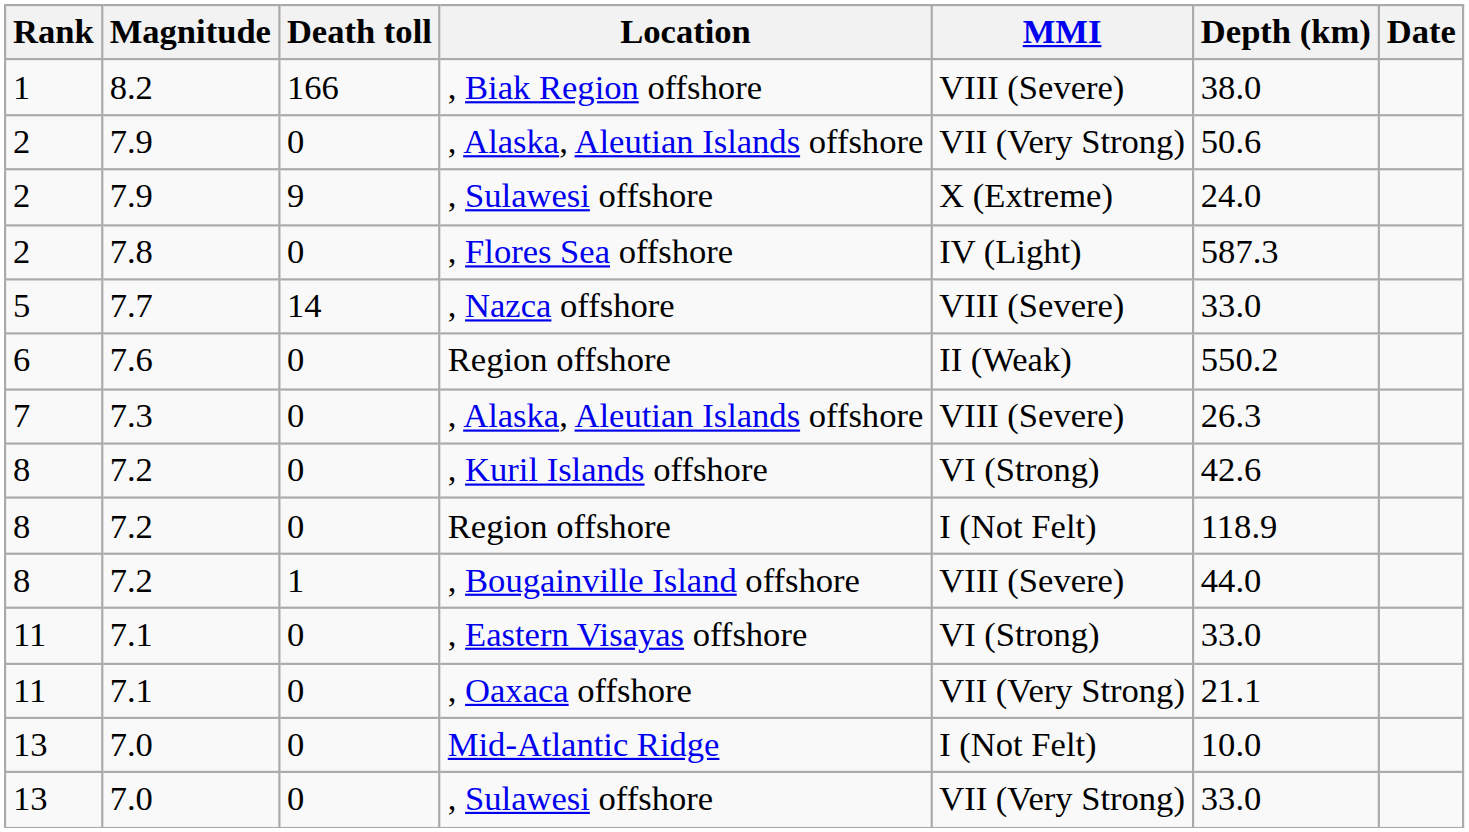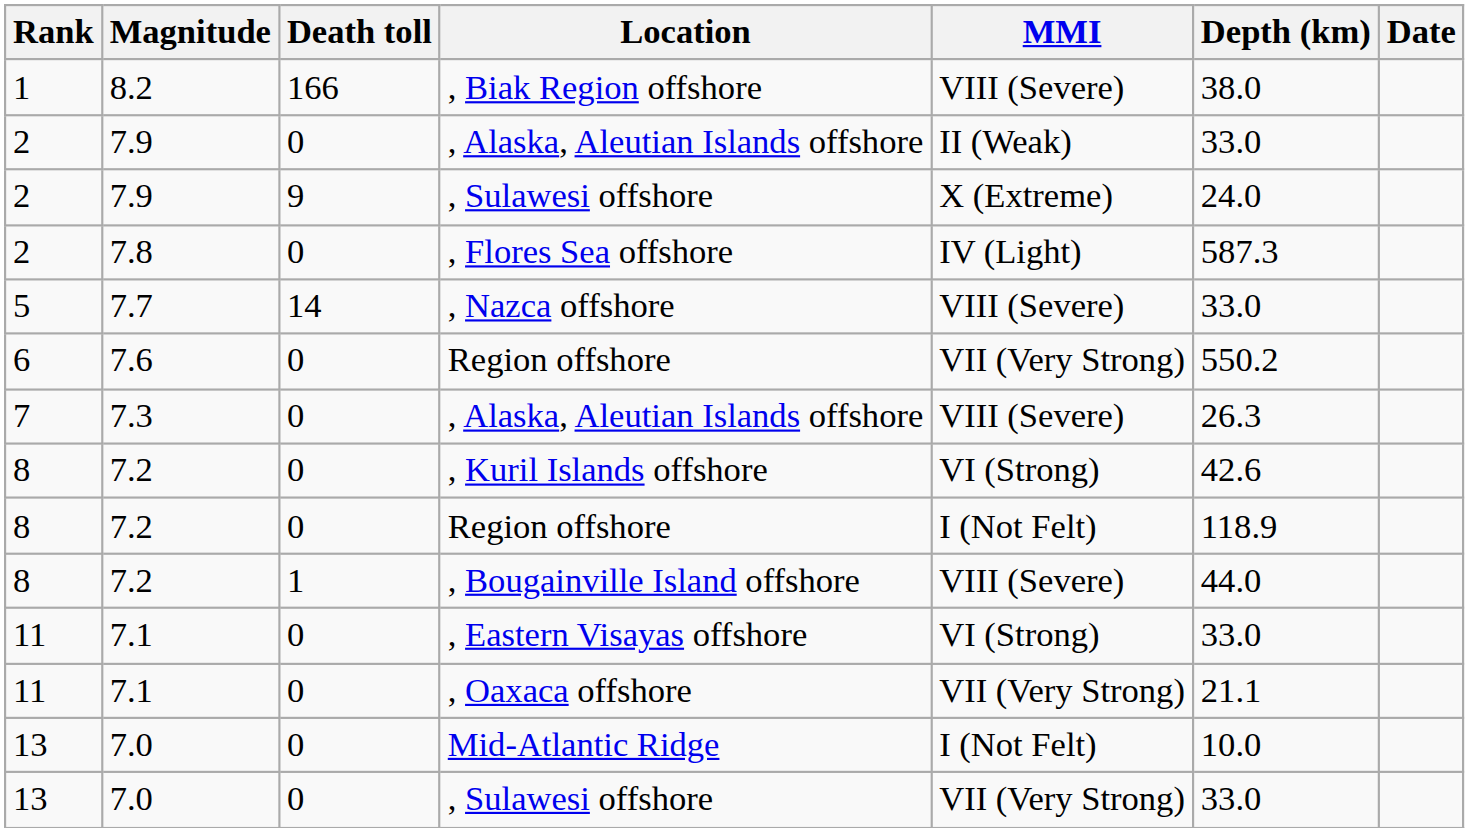(1062, 141) VII (Very Strong) -> (1005, 141) II (Weak)
(1231, 141) 50.6 -> (1231, 141) 33.0
(1005, 360) II (Weak) -> (1062, 360) VII (Very Strong)
